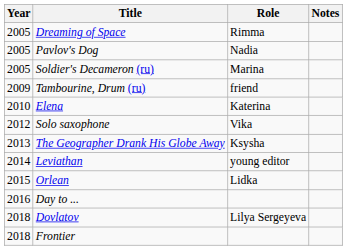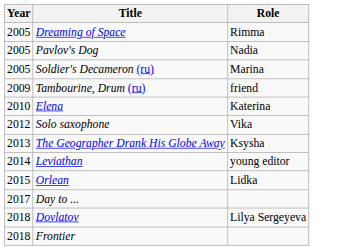- column: (325, 13)
(19, 198) 2016 -> (19, 198) 2017
